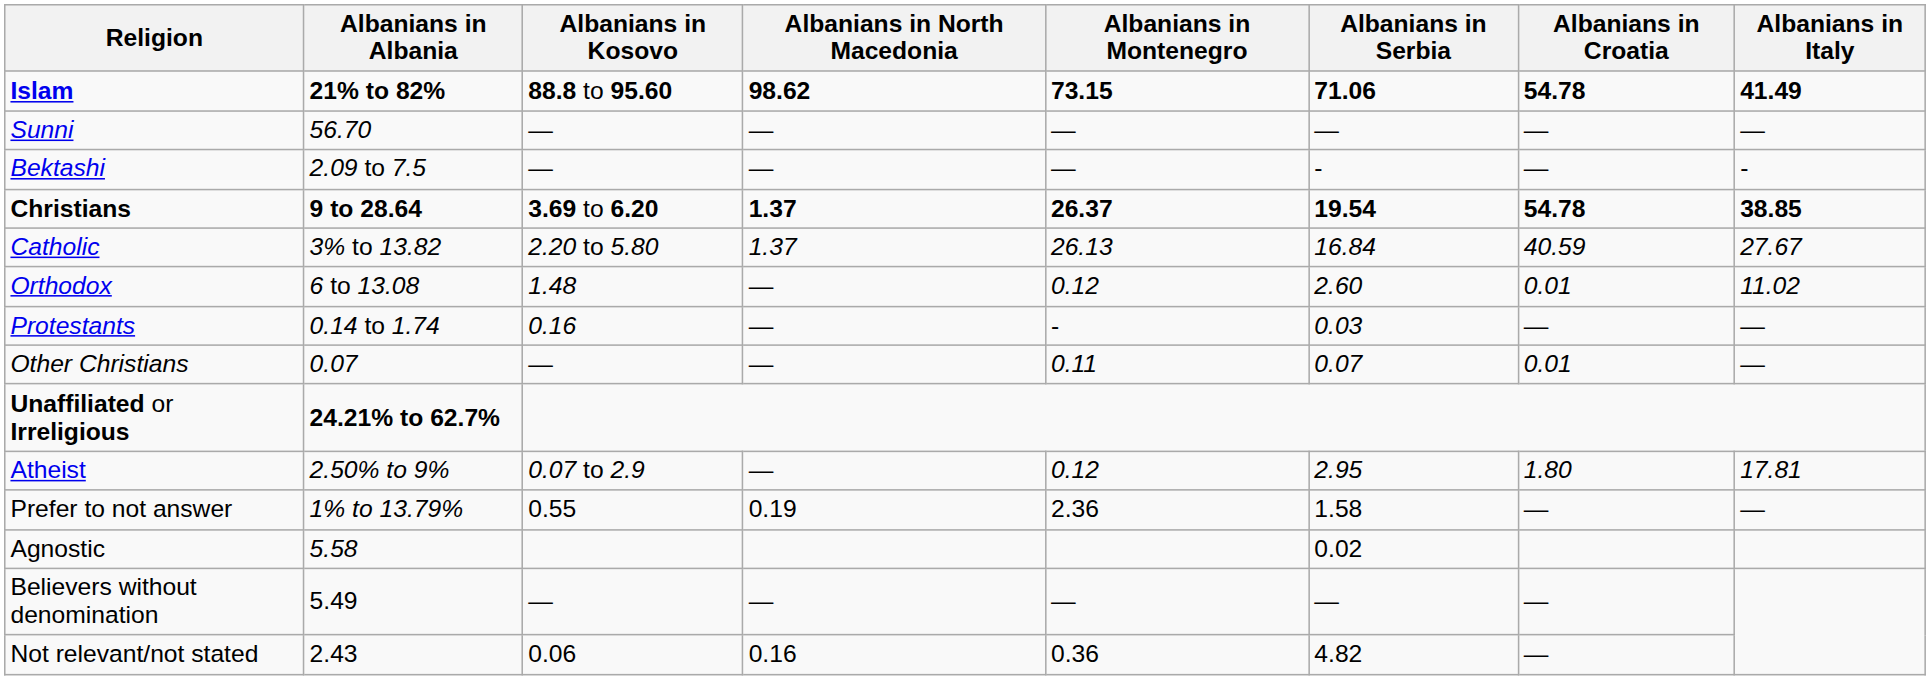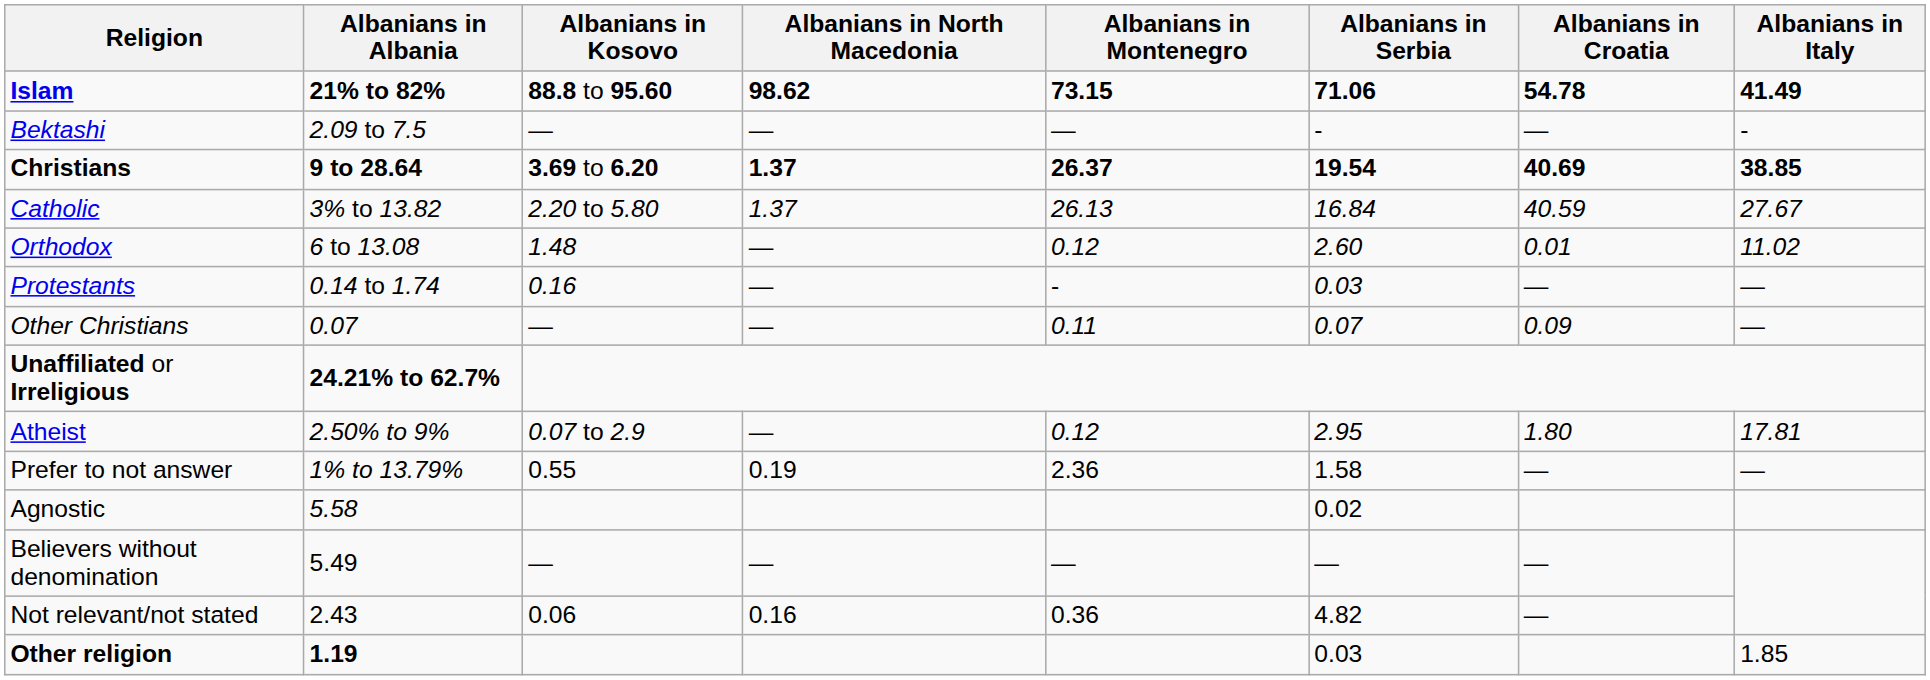- row: (42, 129)
(1555, 208) 54.78 -> (1555, 168) 40.69
(1548, 364) 0.01 -> (1548, 325) 0.09
+ row: (91, 654)
